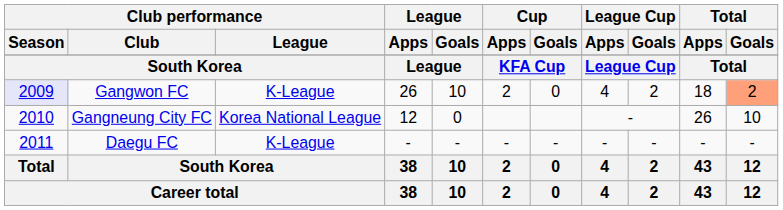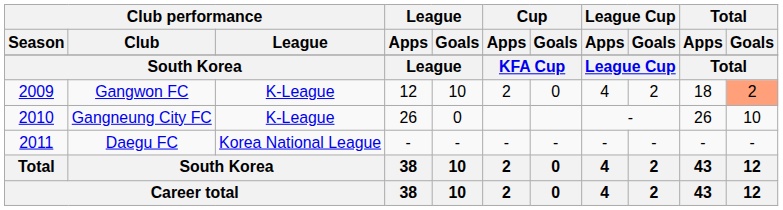(36, 92) lavender background -> (36, 92) no background
(408, 92) 26 -> (408, 92) 12
(300, 117) Korea National League -> (300, 117) K-League
(408, 117) 12 -> (408, 117) 26
(300, 142) K-League -> (300, 142) Korea National League
